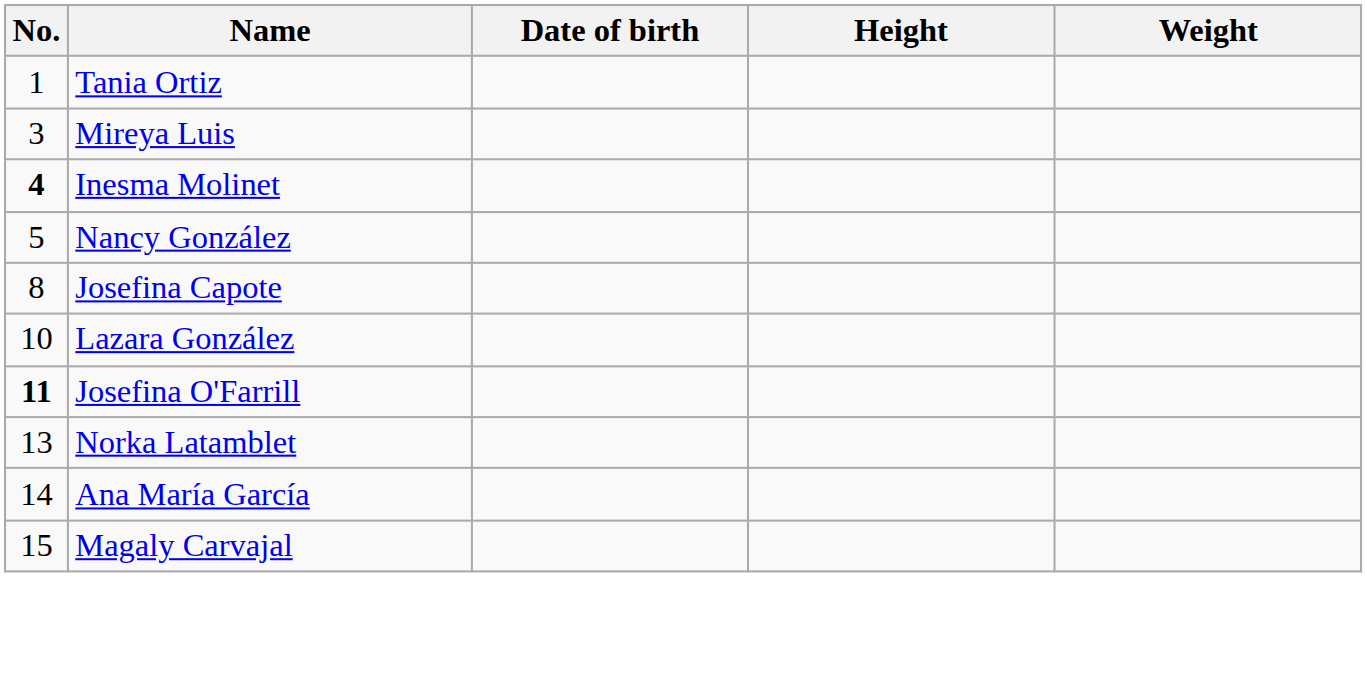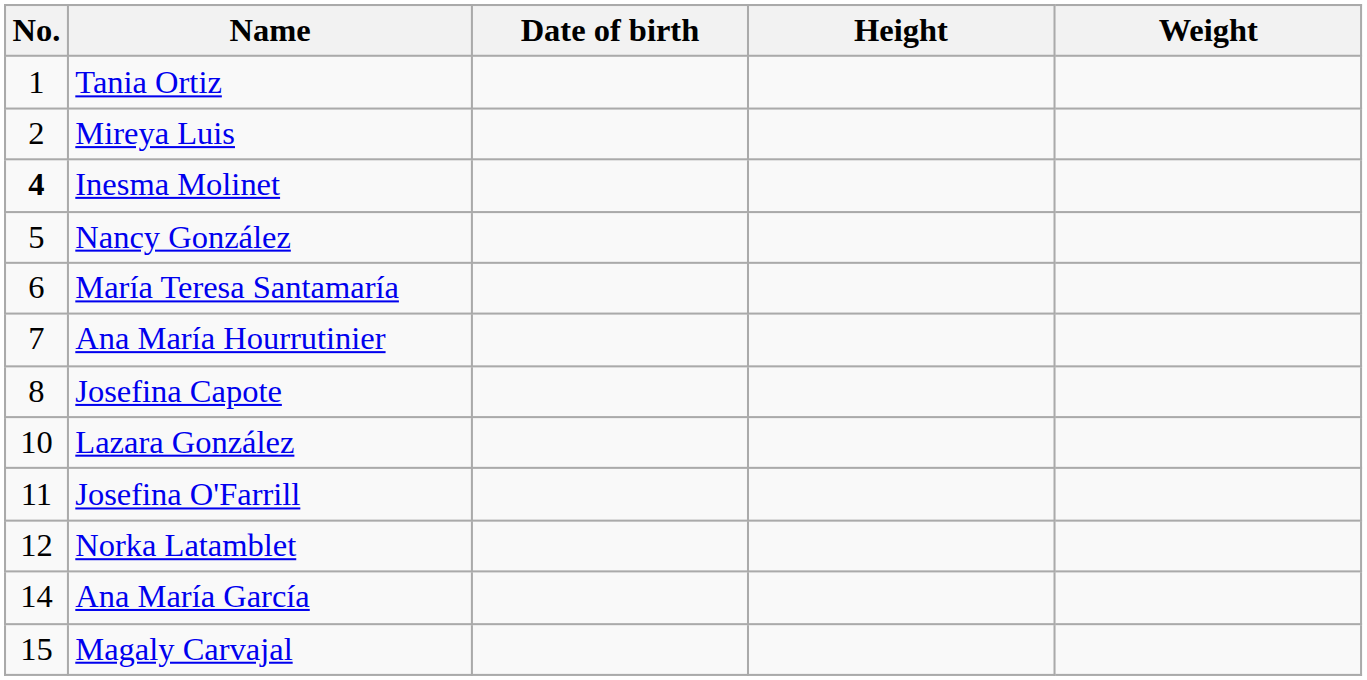(36, 133) 3 -> (36, 133) 2
+ row: (237, 287)
+ row: (230, 339)
(36, 390) bold -> (36, 493) normal
(36, 442) 13 -> (36, 545) 12
